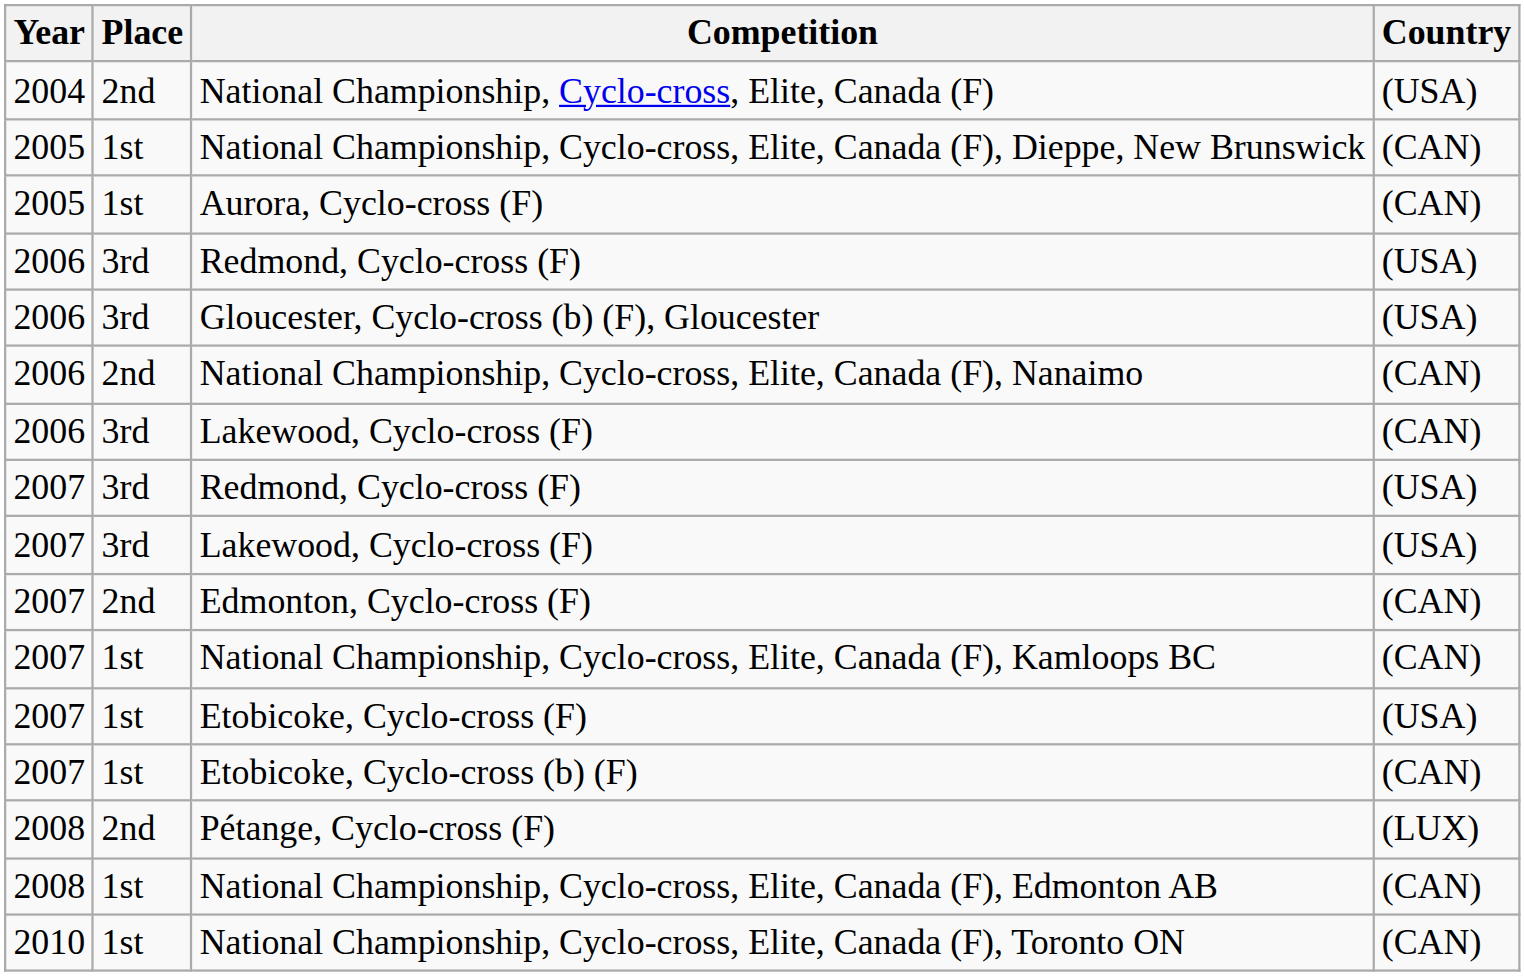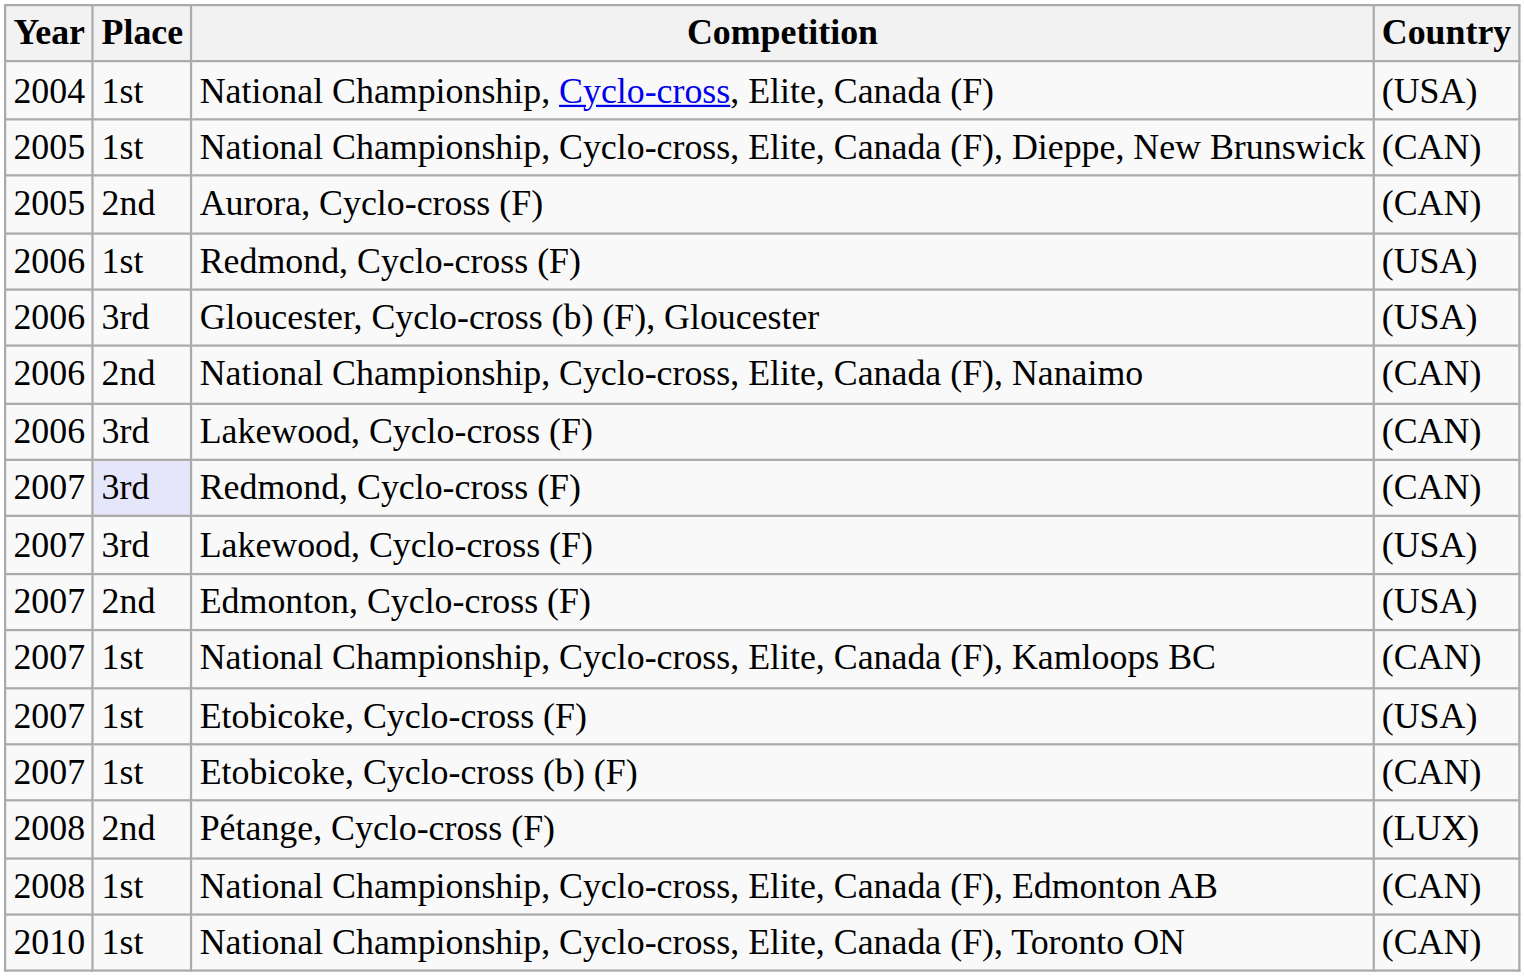(128, 89) 2nd -> (122, 89) 1st
(122, 203) 1st -> (128, 203) 2nd
(125, 260) 3rd -> (122, 260) 1st
(125, 487) no background -> (125, 487) lavender background
(1430, 487) (USA) -> (1432, 487) (CAN)
(1432, 601) (CAN) -> (1430, 601) (USA)
